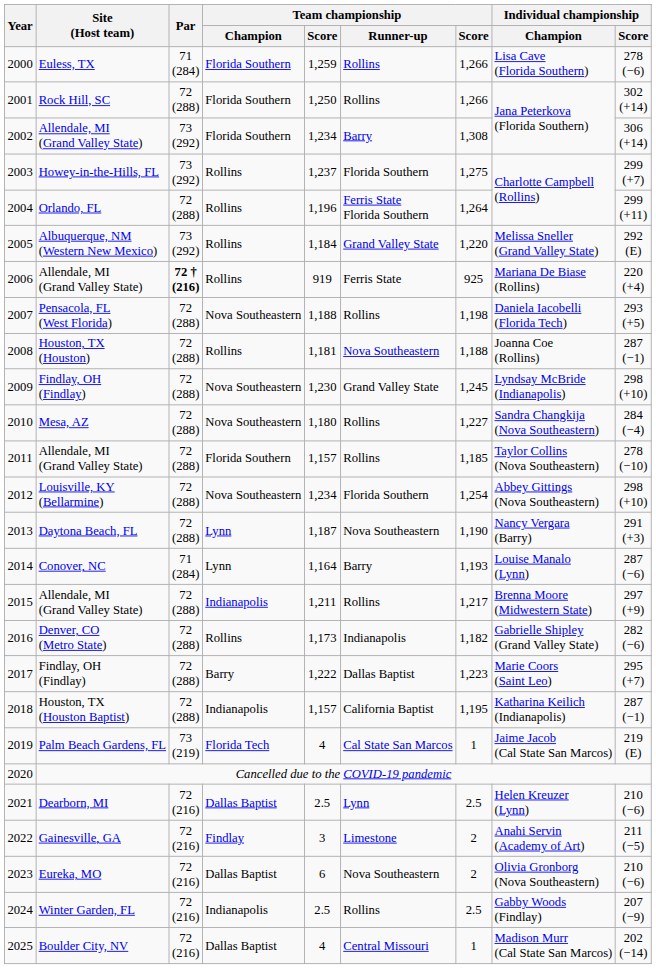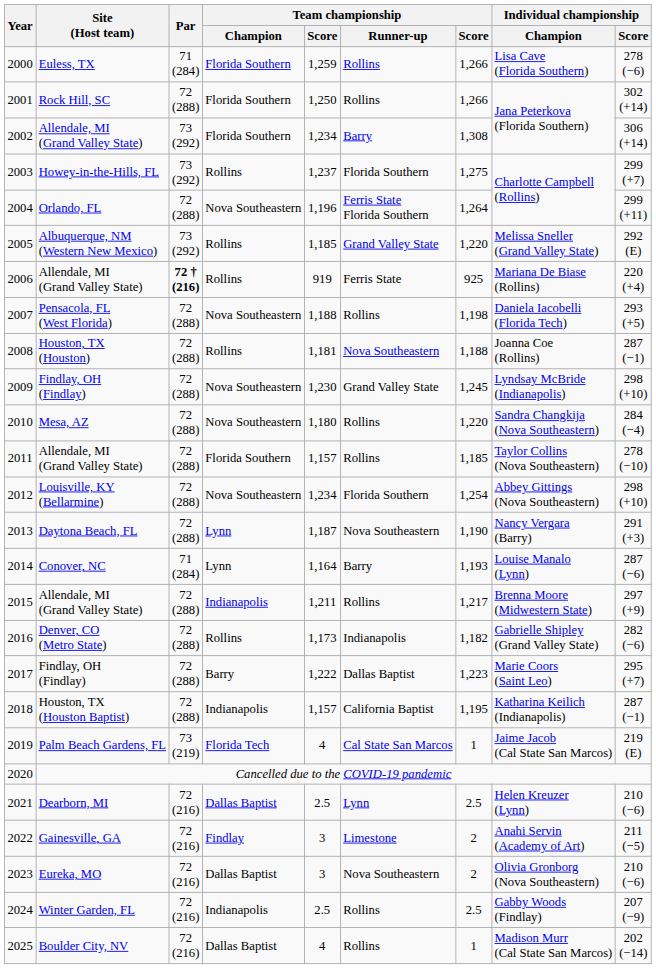(224, 208) Rollins -> (253, 208) Nova Southeastern
(322, 243) 1,184 -> (322, 243) 1,185
(474, 423) 1,227 -> (474, 423) 1,220
(322, 874) 6 -> (322, 874) 3
(386, 946) Central Missouri -> (362, 946) Rollins
